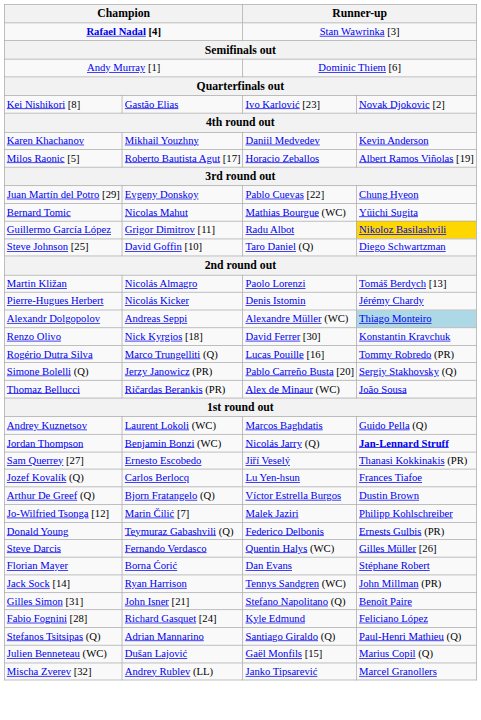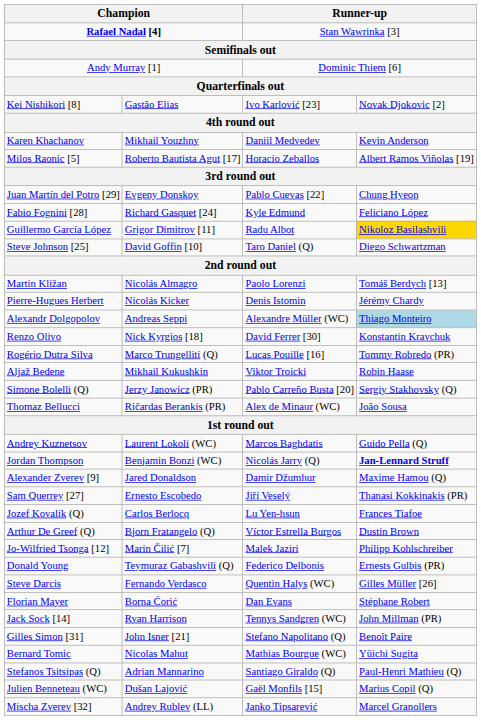rows swapped: (47, 619) <-> (39, 212)
+ row: (36, 372)
+ row: (53, 478)
